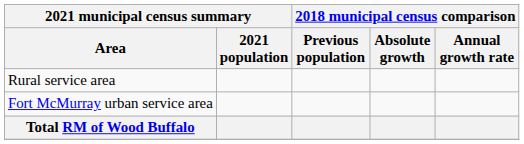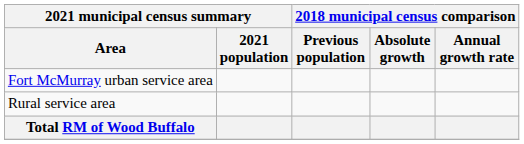rows swapped: (110, 103) <-> (62, 80)
